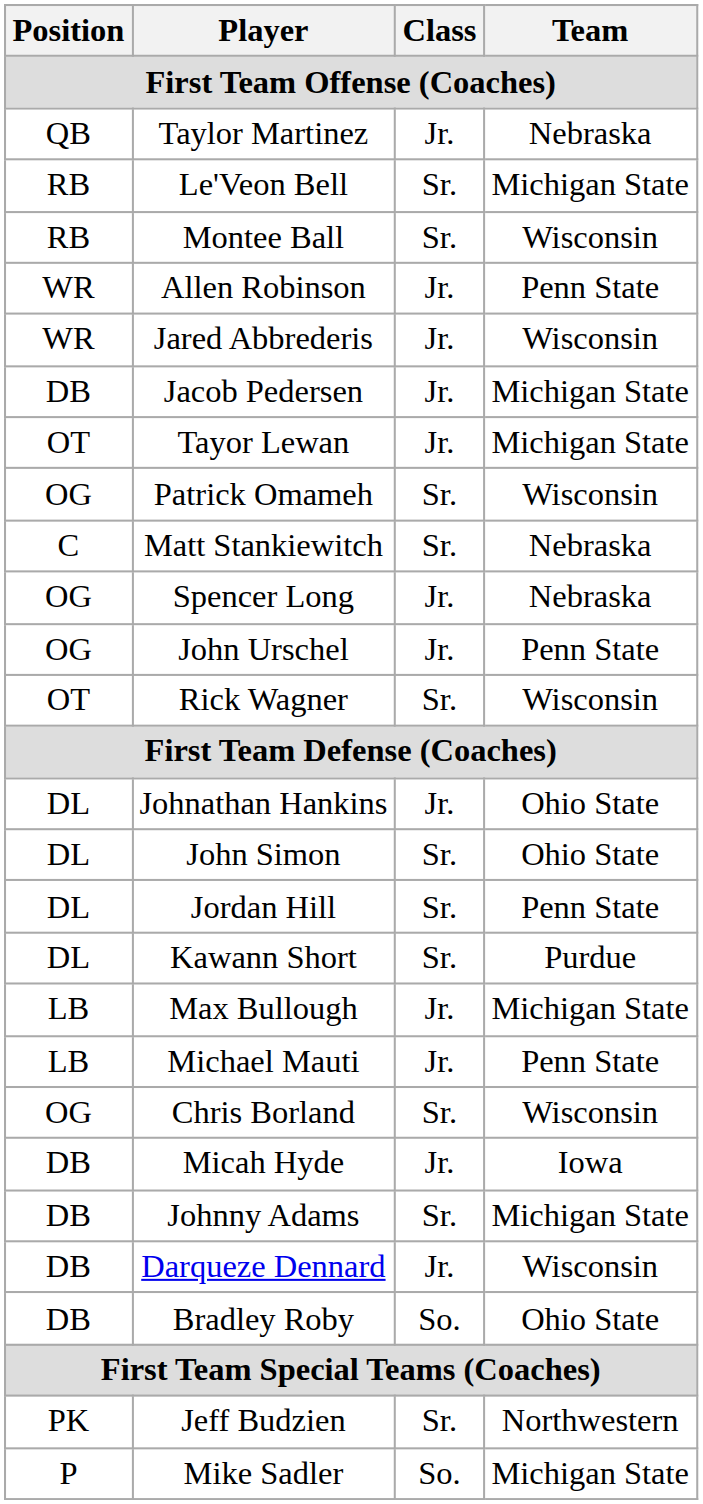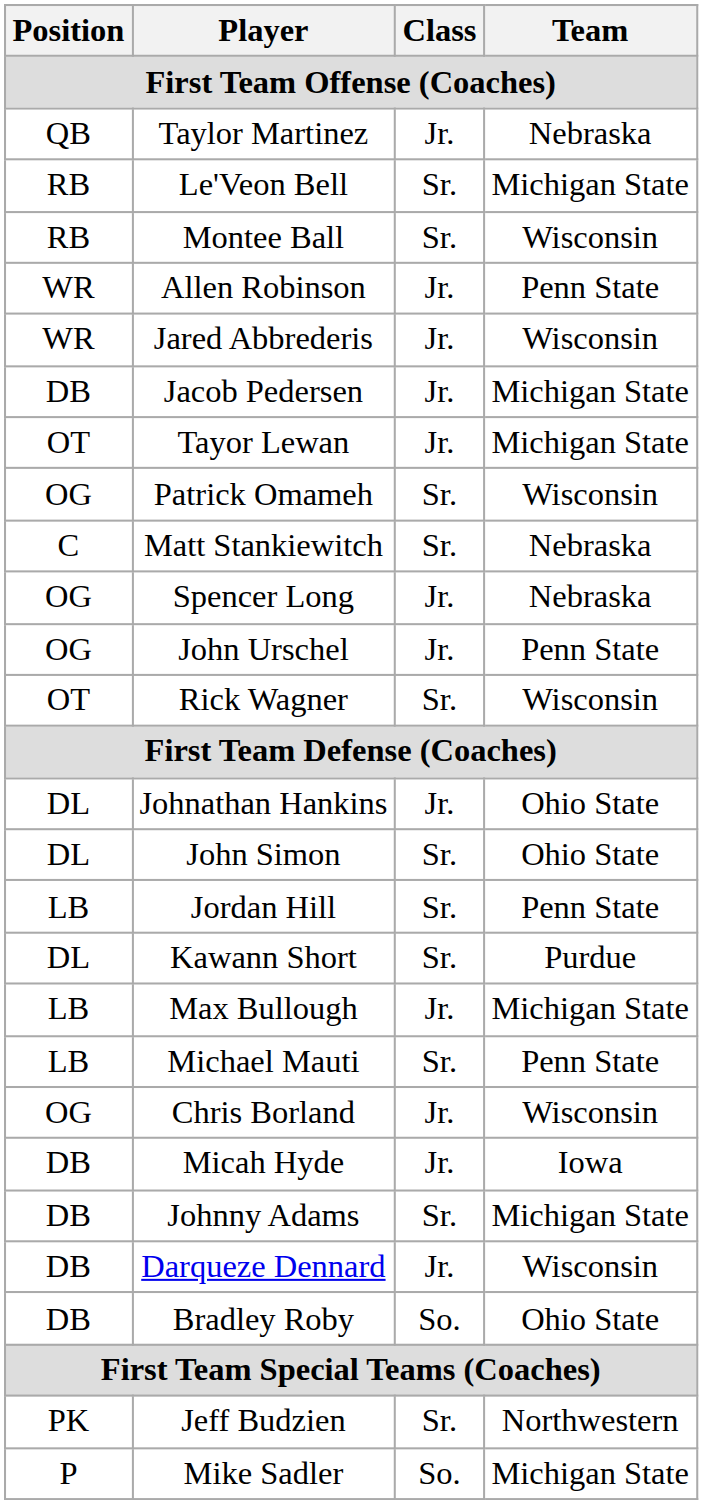(68, 905) DL -> (68, 905) LB
(439, 1060) Jr. -> (439, 1060) Sr.
(439, 1111) Sr. -> (439, 1111) Jr.
